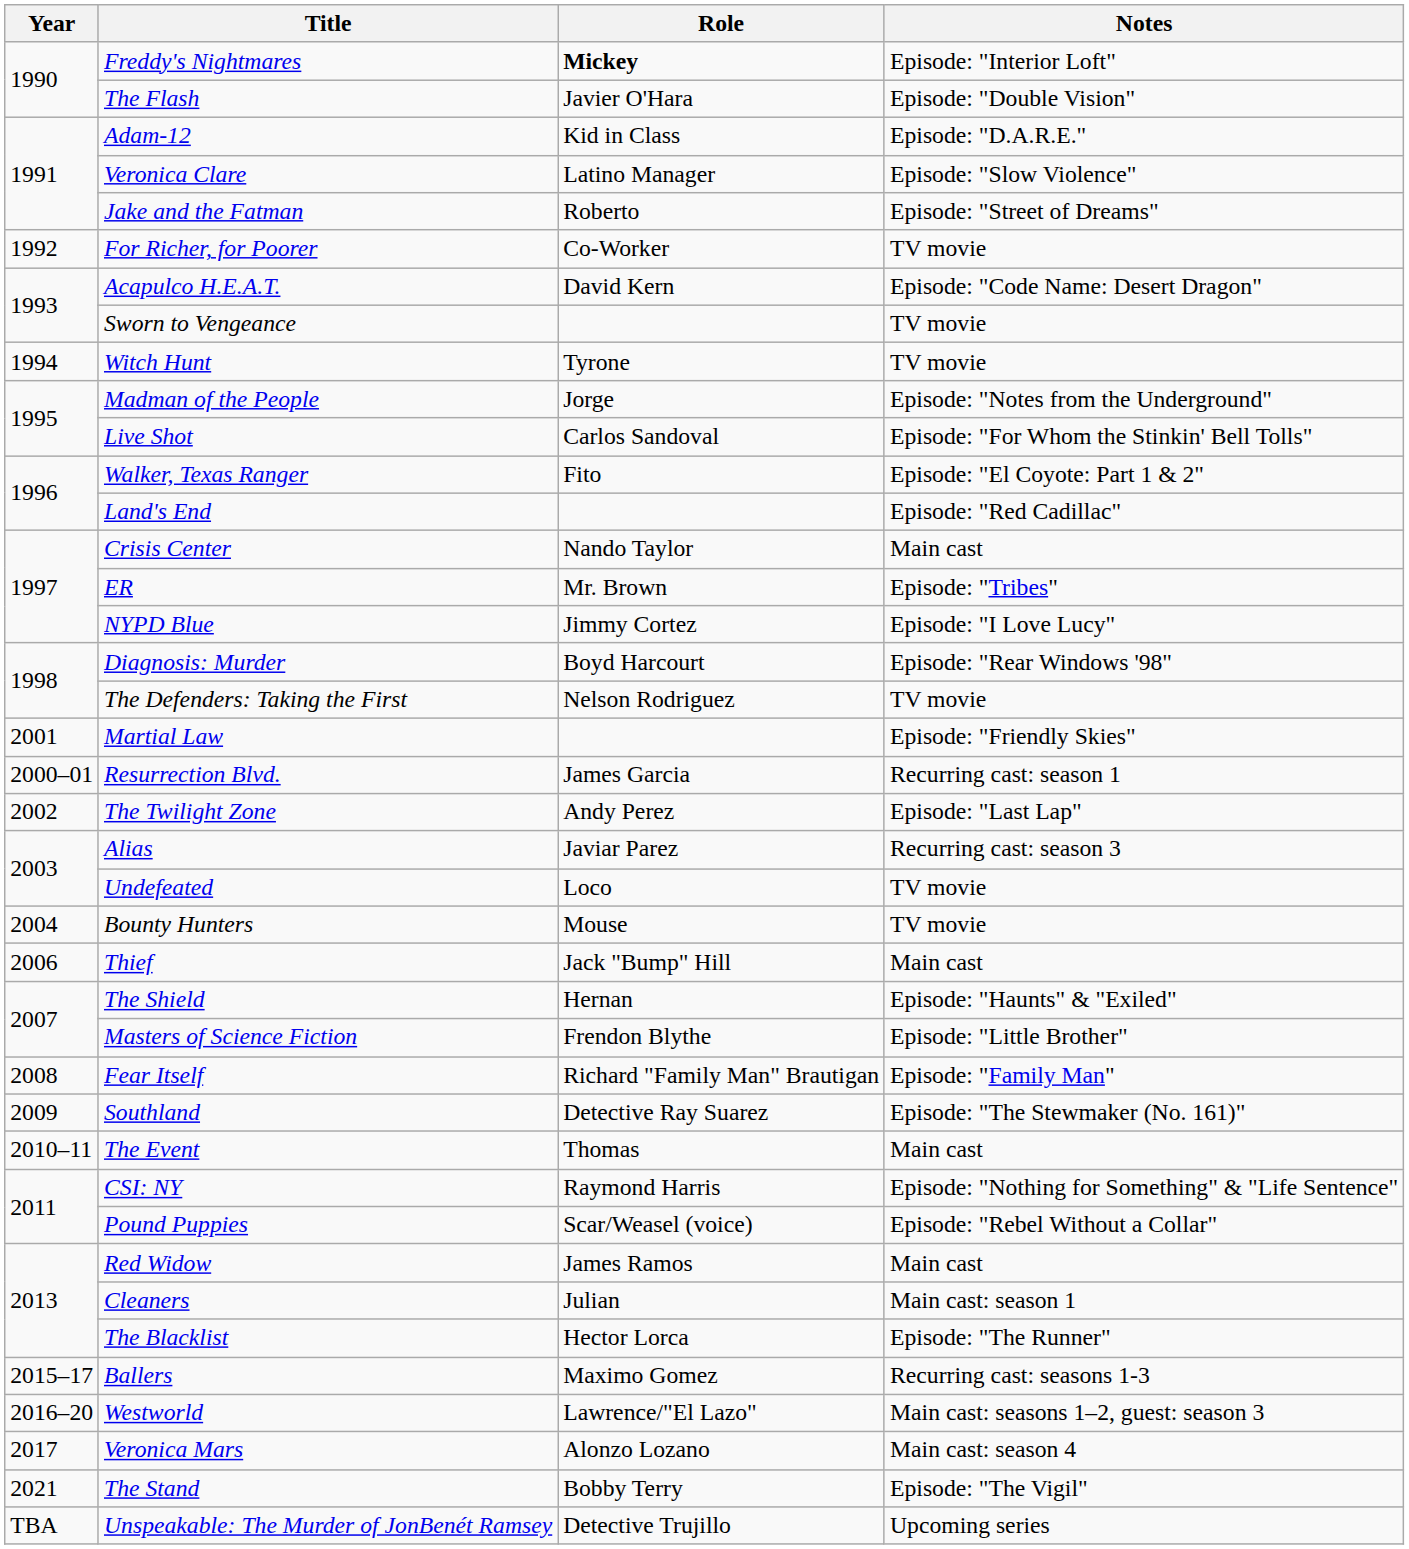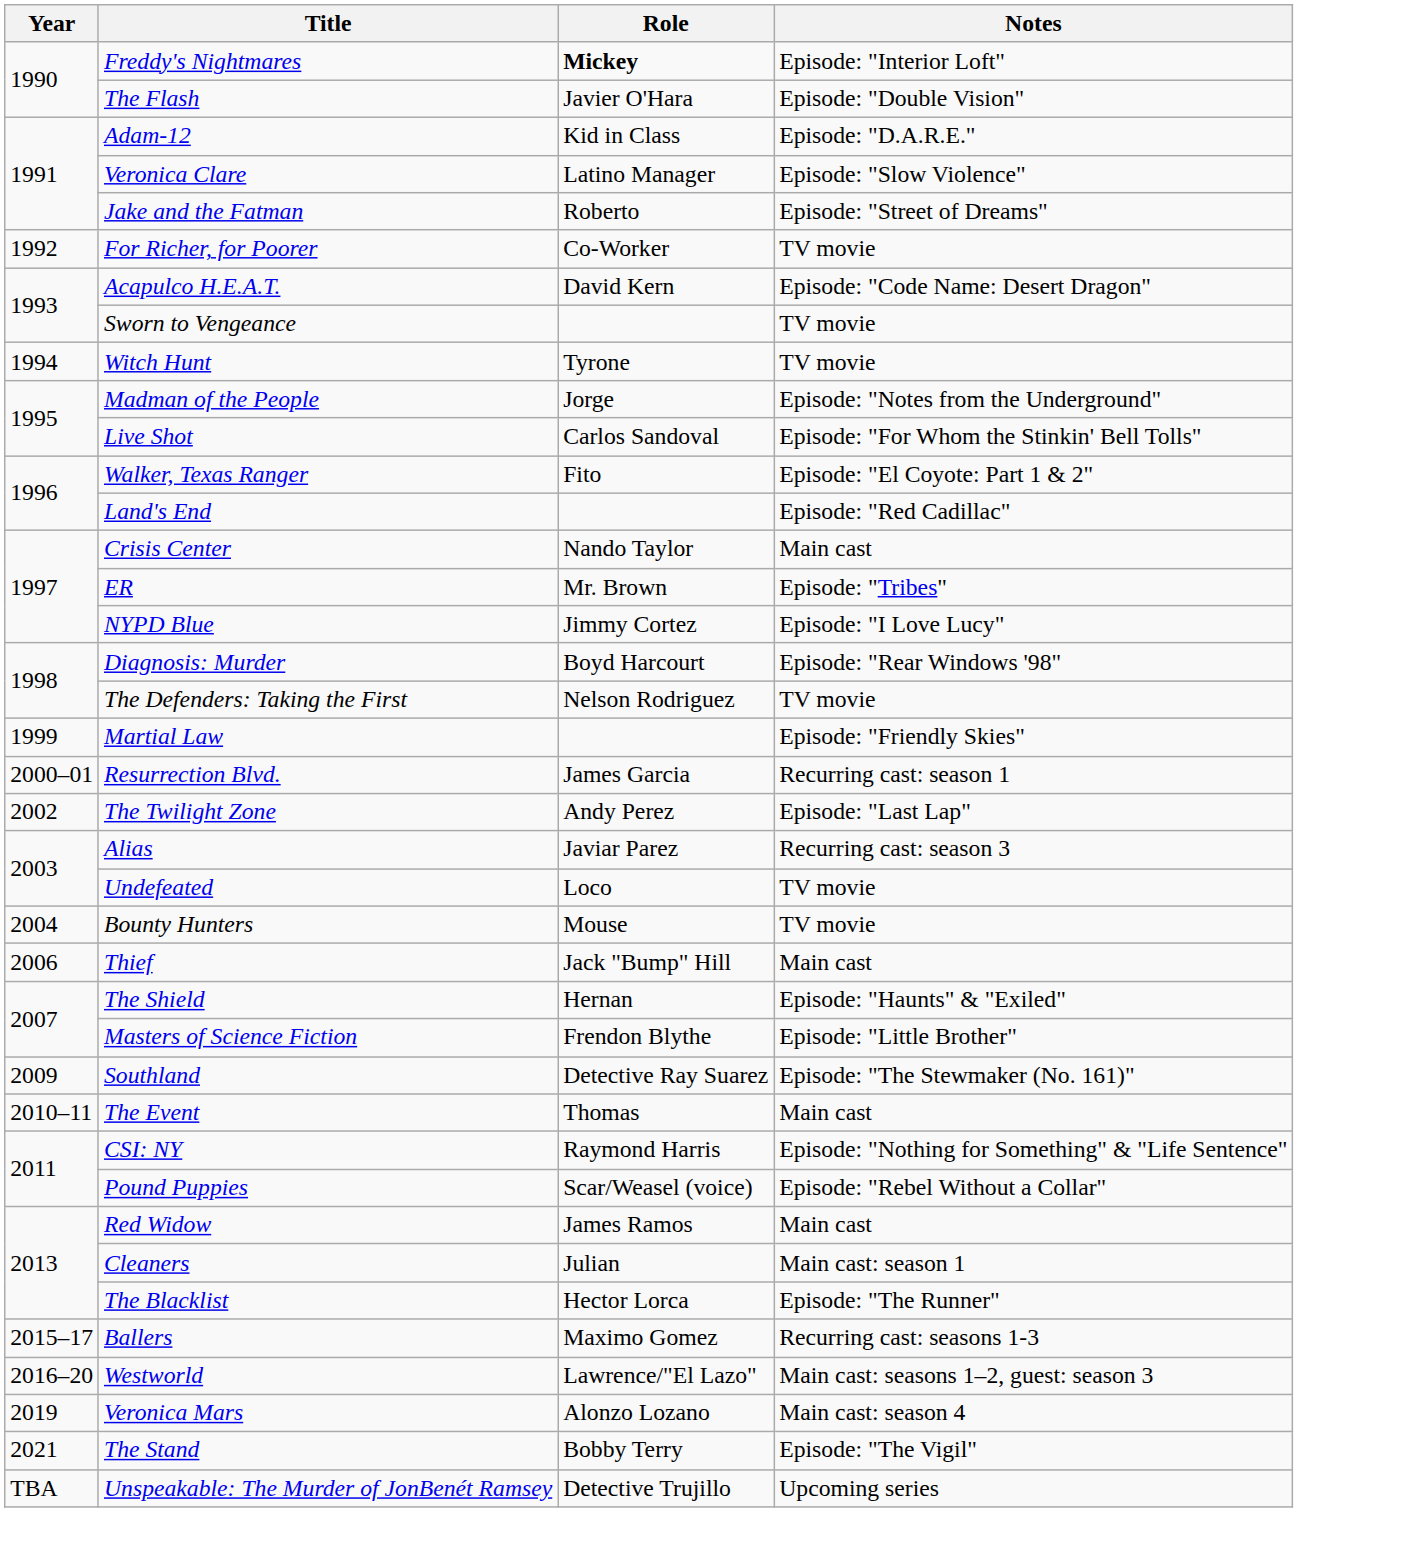(34, 736) 2001 -> (34, 736) 1999
- row: (154, 1074)
(34, 1450) 2017 -> (34, 1412) 2019
